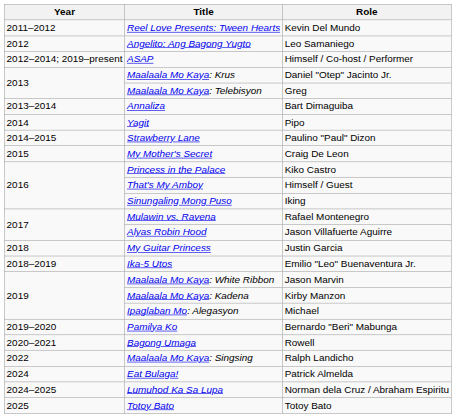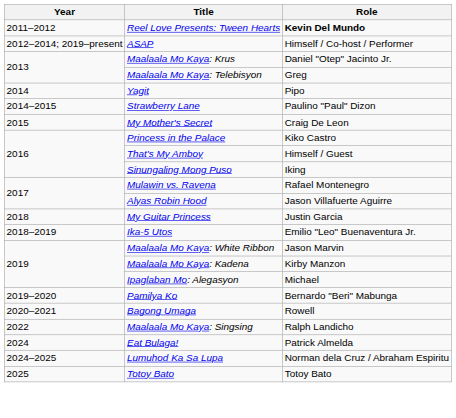(322, 28) normal -> (325, 28) bold
- row: (189, 43)
- row: (146, 106)
